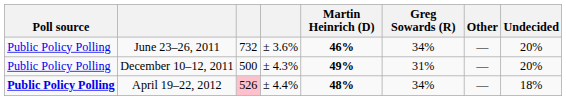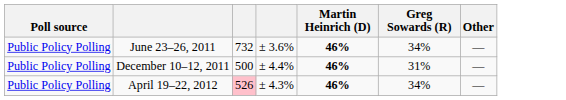- column: (531, 27)
(281, 66) ± 4.3% -> (276, 66) ± 4.4%
(342, 66) 49% -> (338, 66) 46%
(61, 85) bold -> (59, 85) normal
(281, 85) ± 4.4% -> (276, 85) ± 4.3%
(342, 85) 48% -> (338, 85) 46%
